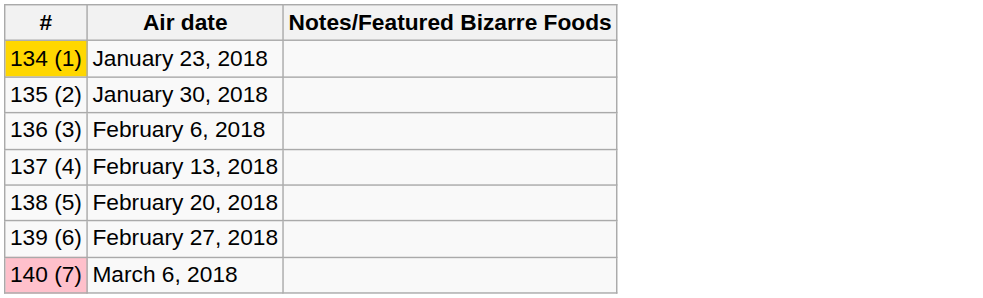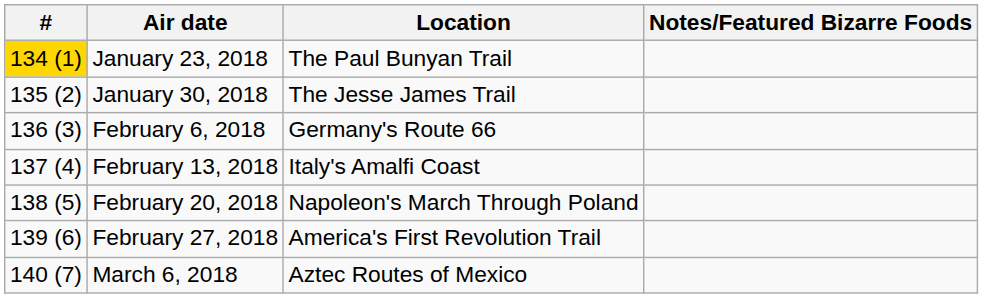+ column: (464, 22)
(46, 274) pink background -> (46, 274) no background
